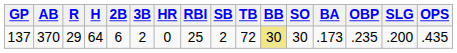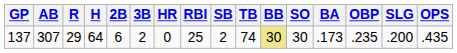(48, 37) 370 -> (48, 37) 307
(248, 37) 72 -> (248, 37) 74
